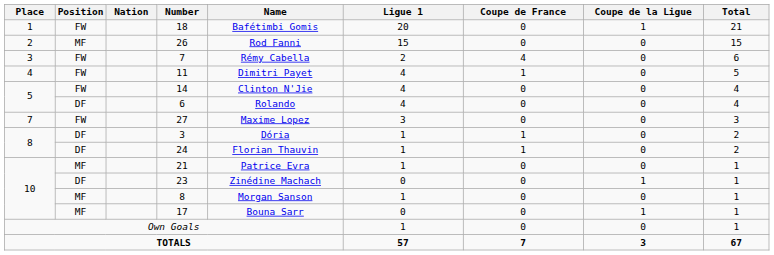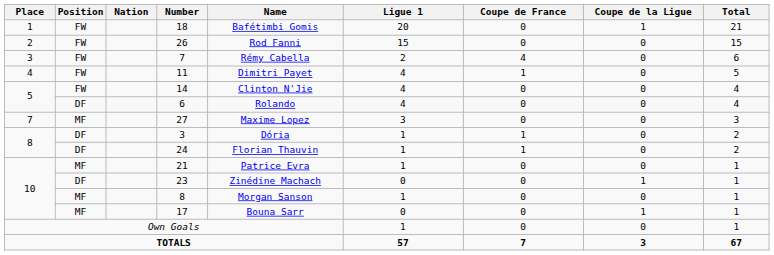(81, 43) MF -> (81, 43) FW
(81, 120) FW -> (81, 120) MF
